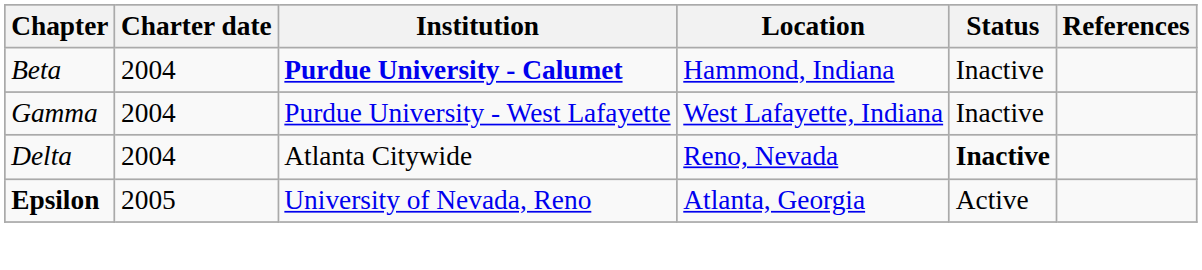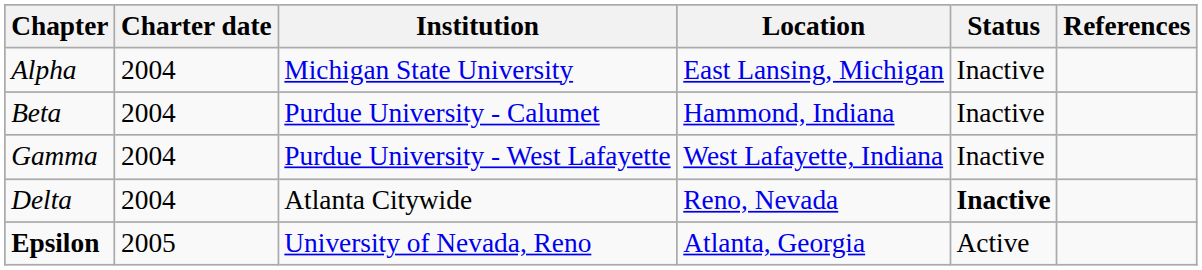+ row: (44, 69)
(453, 69) bold -> (442, 112) normal
